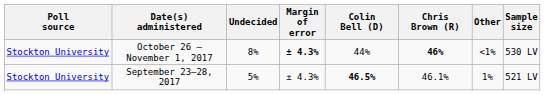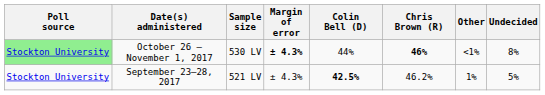columns swapped: (521, 22) <-> (253, 22)
(58, 52) no background -> (58, 52) lightgreen background
(362, 77) 46.5% -> (346, 77) 42.5%
(435, 77) 46.1% -> (419, 77) 46.2%
